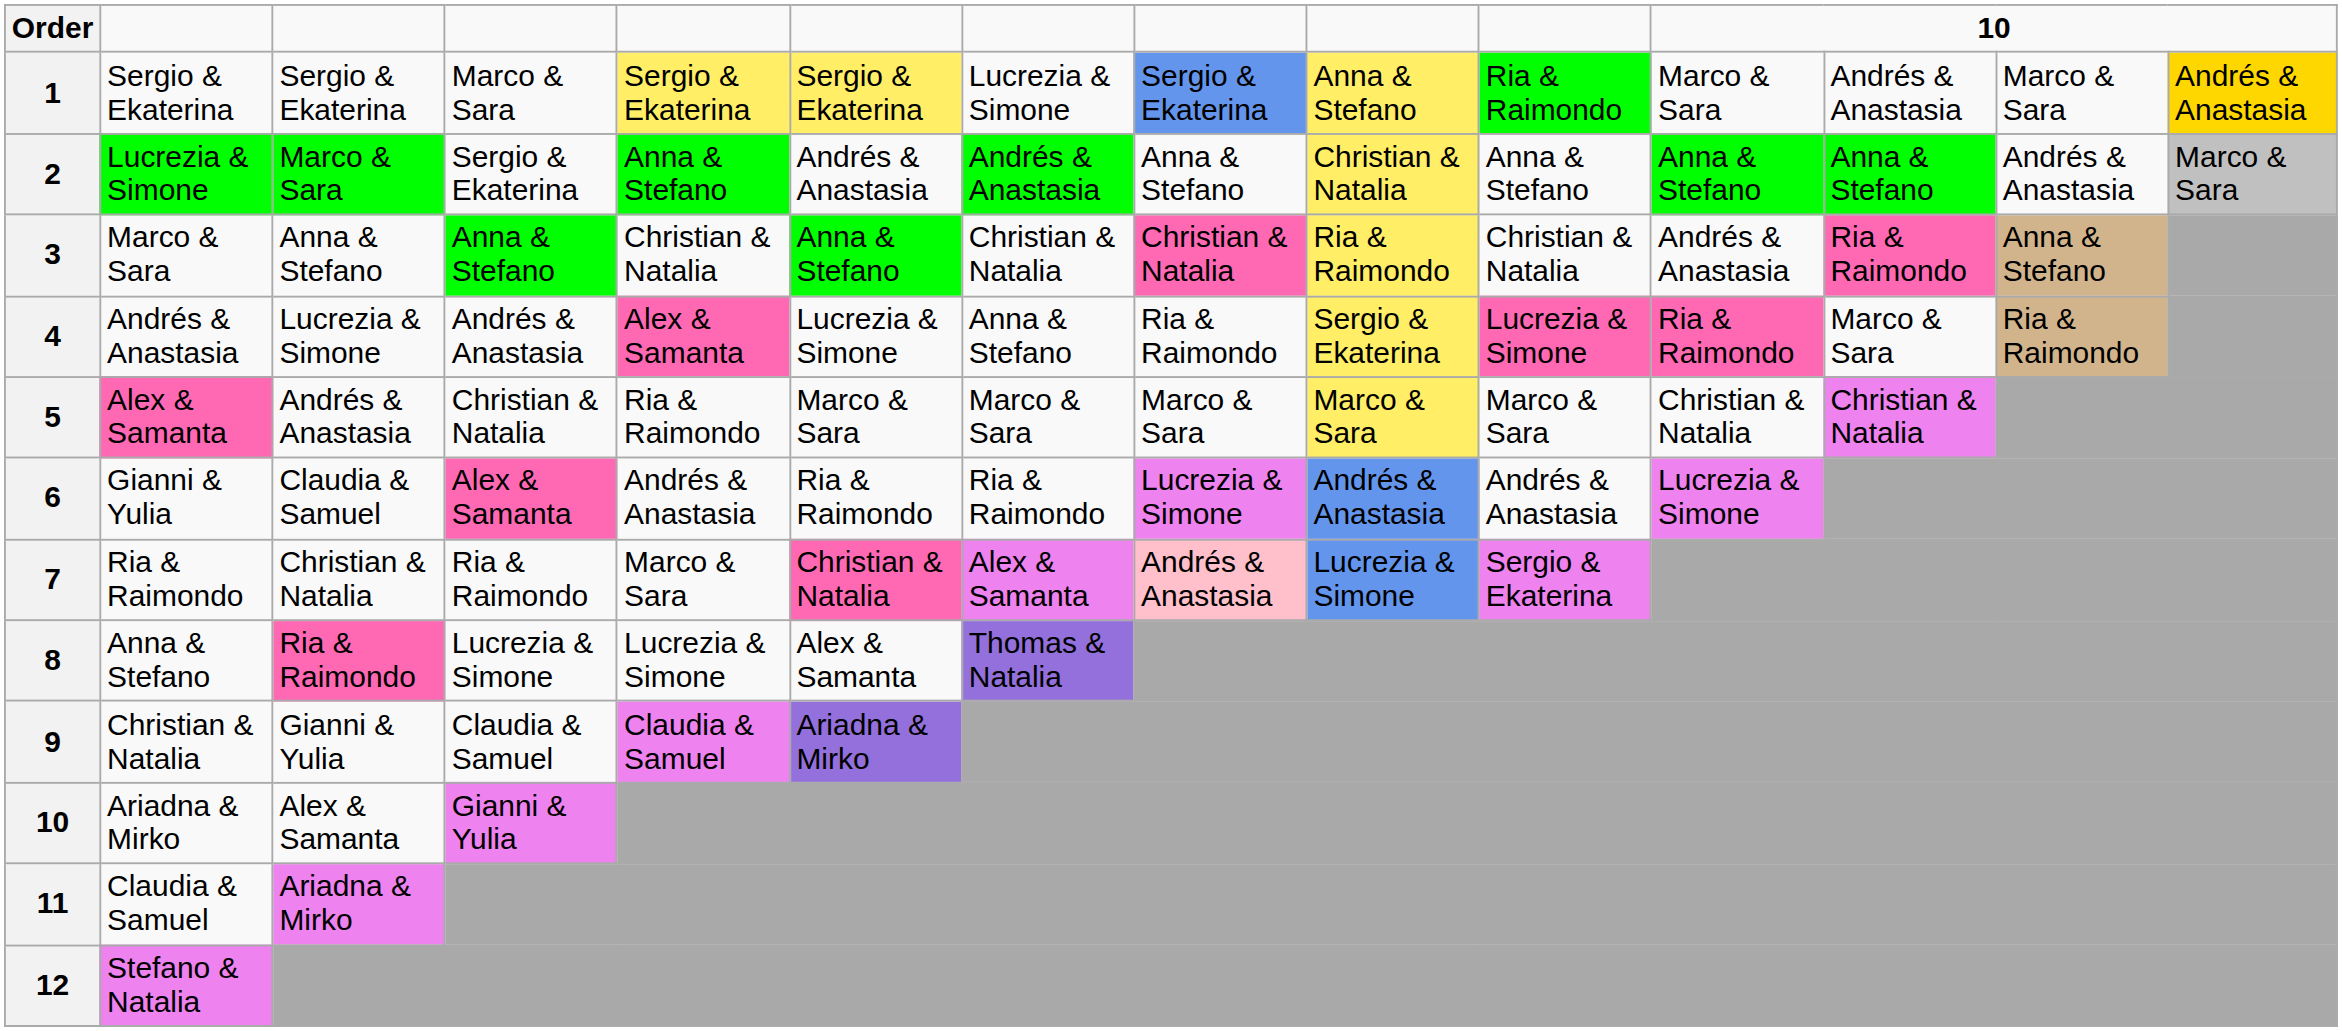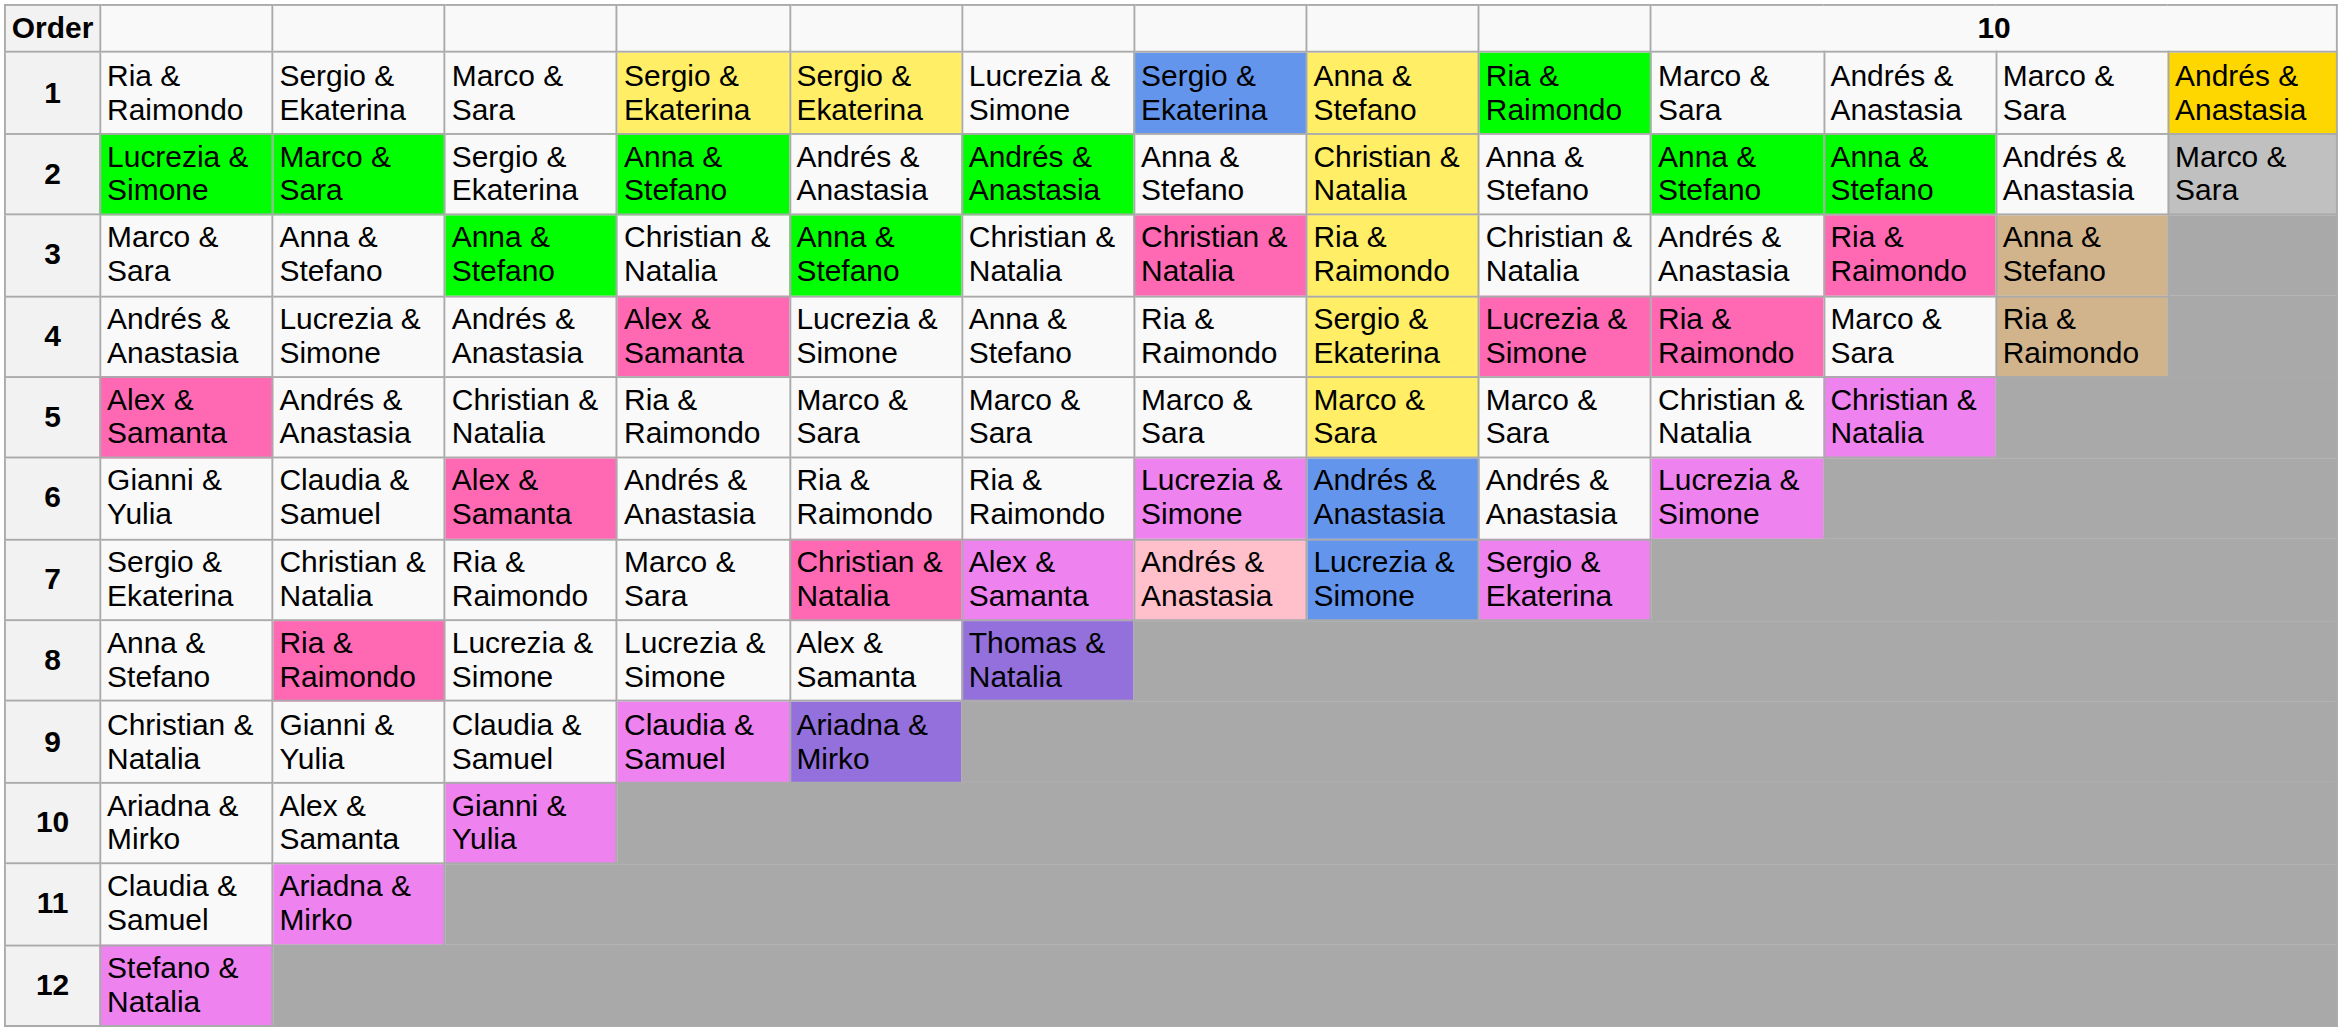(170, 92) Sergio & Ekaterina -> (175, 92) Ria & Raimondo
(175, 579) Ria & Raimondo -> (170, 579) Sergio & Ekaterina
